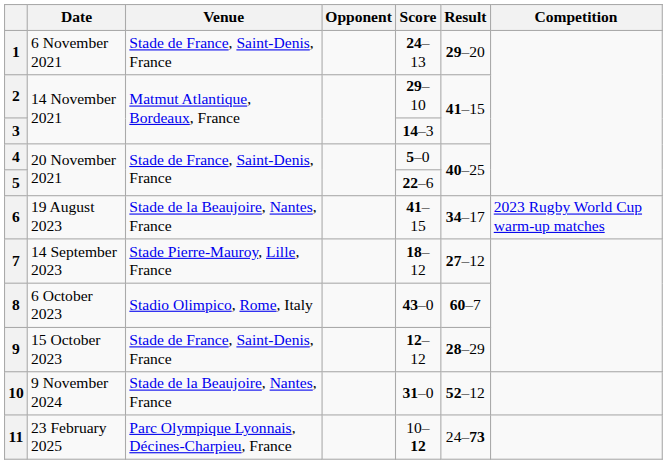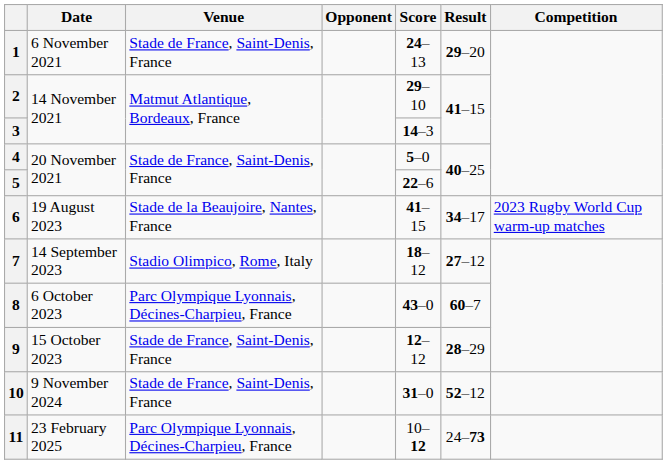(214, 261) Stade Pierre-Mauroy, Lille, France -> (221, 261) Stadio Olimpico, Rome, Italy
(221, 305) Stadio Olimpico, Rome, Italy -> (212, 305) Parc Olympique Lyonnais, Décines-Charpieu, France
(223, 393) Stade de la Beaujoire, Nantes, France -> (222, 393) Stade de France, Saint-Denis, France
